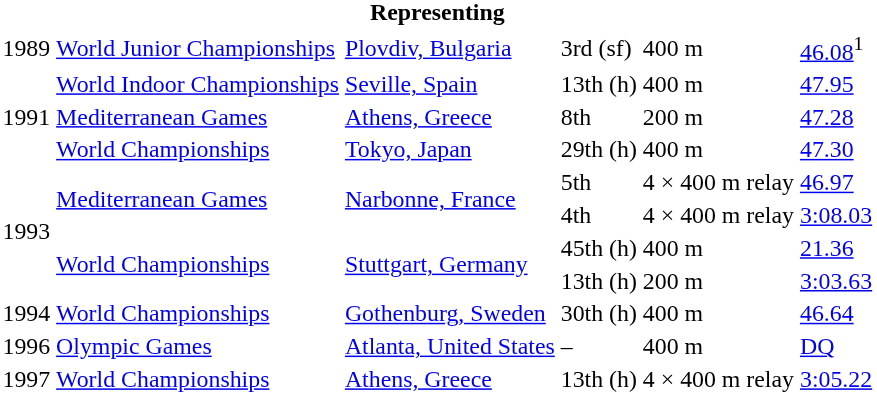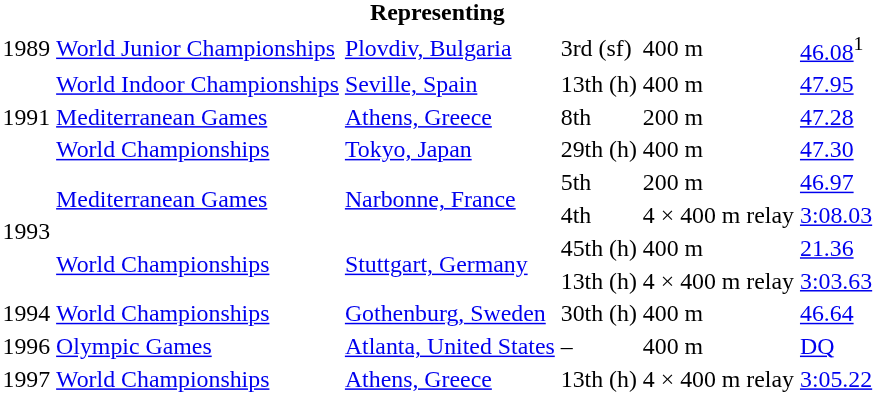(718, 182) 4 × 400 m relay -> (673, 182) 200 m
(673, 281) 200 m -> (718, 281) 4 × 400 m relay
